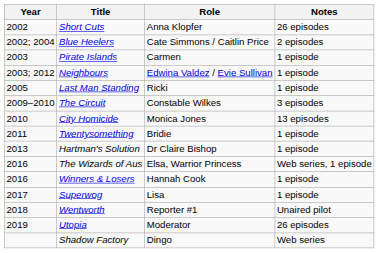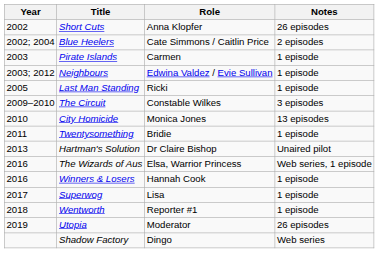(298, 149) 1 episode -> (304, 149) Unaired pilot
(304, 210) Unaired pilot -> (298, 210) 1 episode
